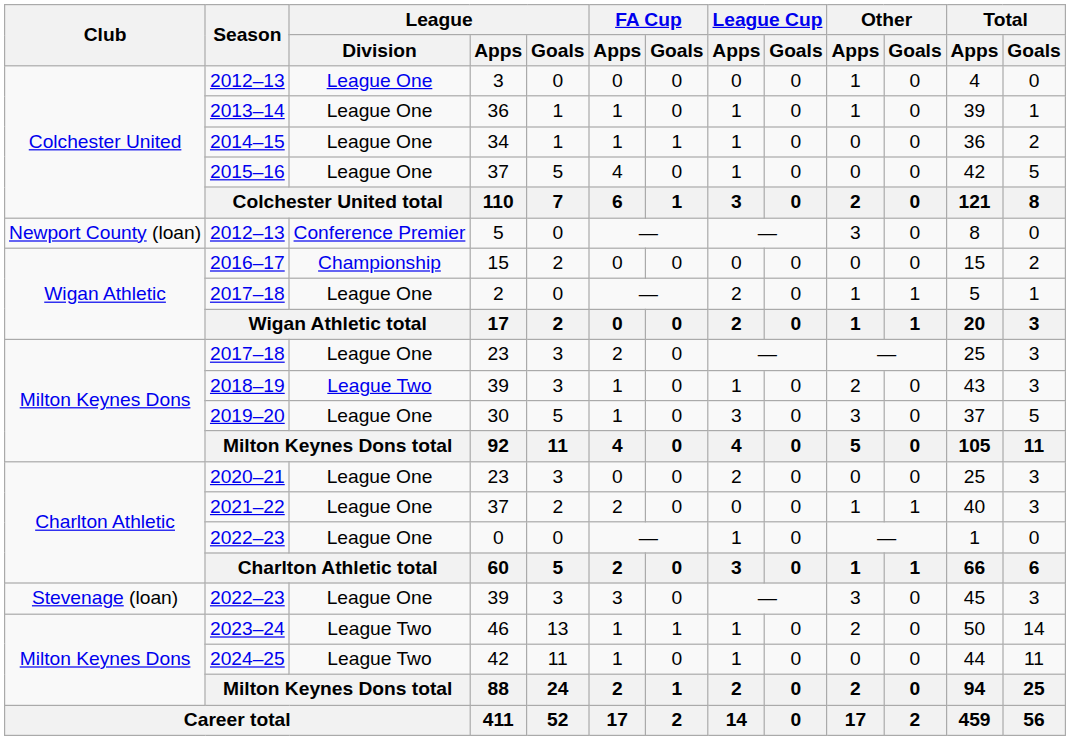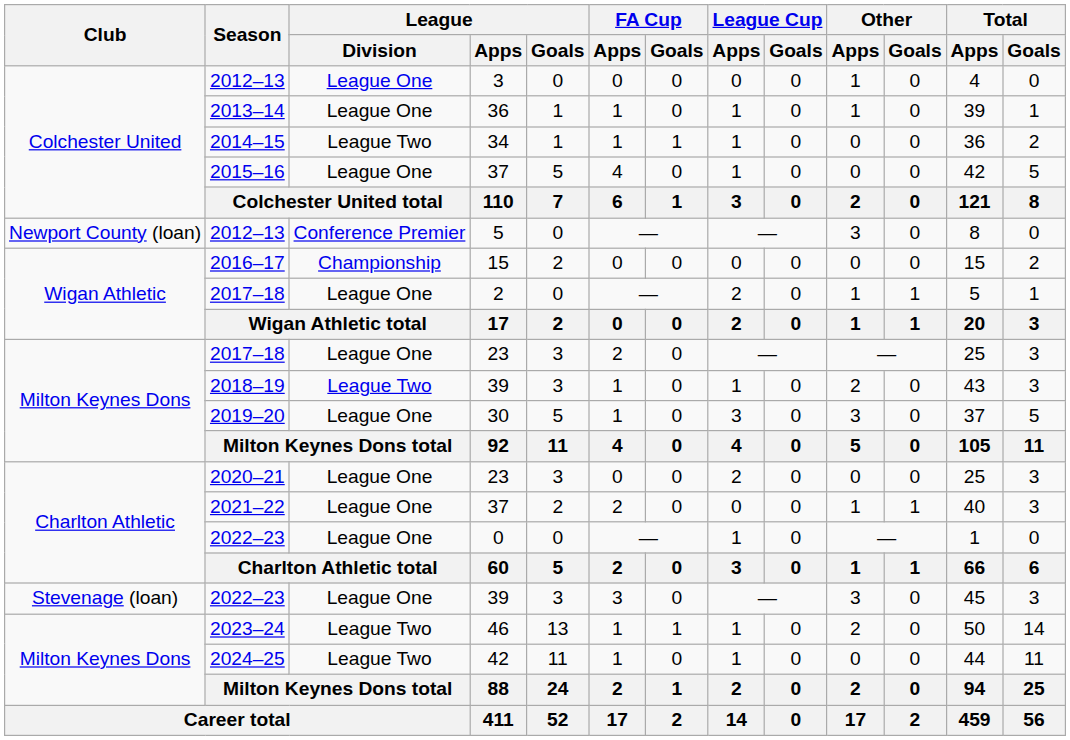(379, 141) League One -> (379, 141) League Two
